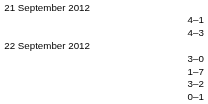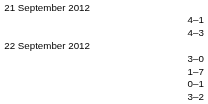rows swapped: (83, 97) <-> (83, 84)
